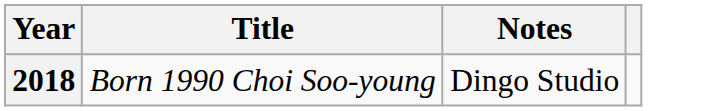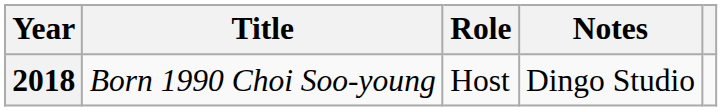+ column: (481, 29)
